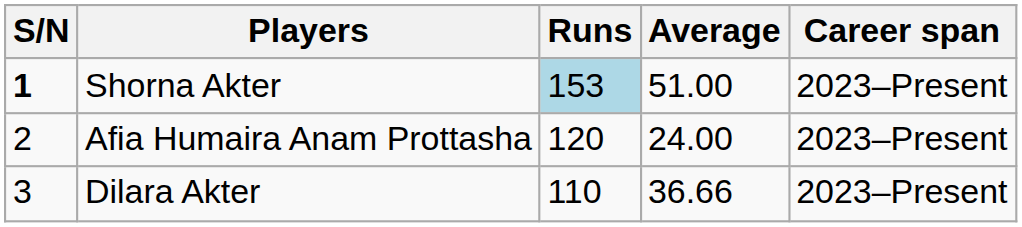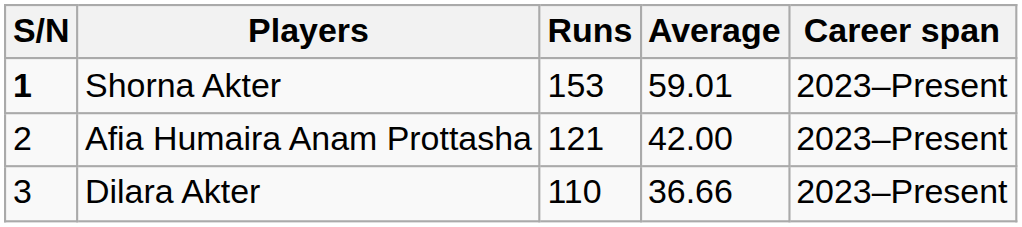(576, 85) lightblue background -> (576, 85) no background
(690, 85) 51.00 -> (690, 85) 59.01
(576, 138) 120 -> (576, 138) 121
(690, 138) 24.00 -> (690, 138) 42.00
